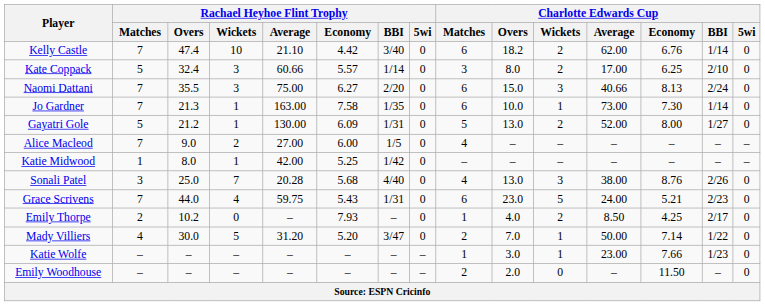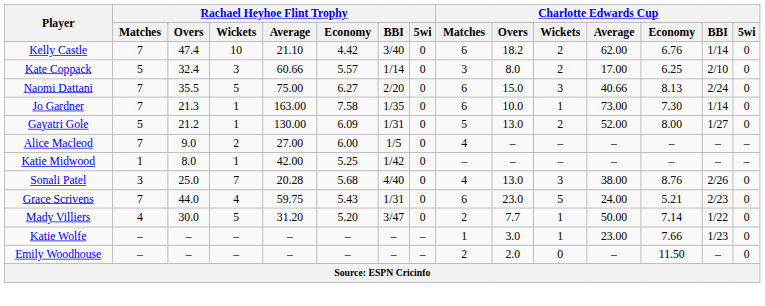(236, 87) 3 -> (236, 87) 5
- row: (58, 217)
(513, 236) 7.0 -> (513, 217) 7.7
